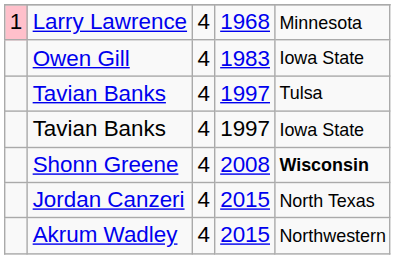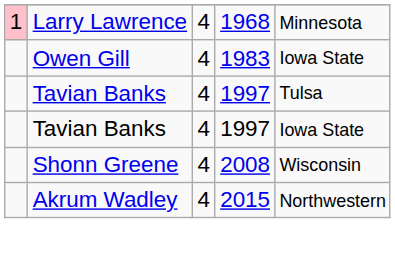(324, 165) bold -> (320, 165) normal
- row: (109, 199)
